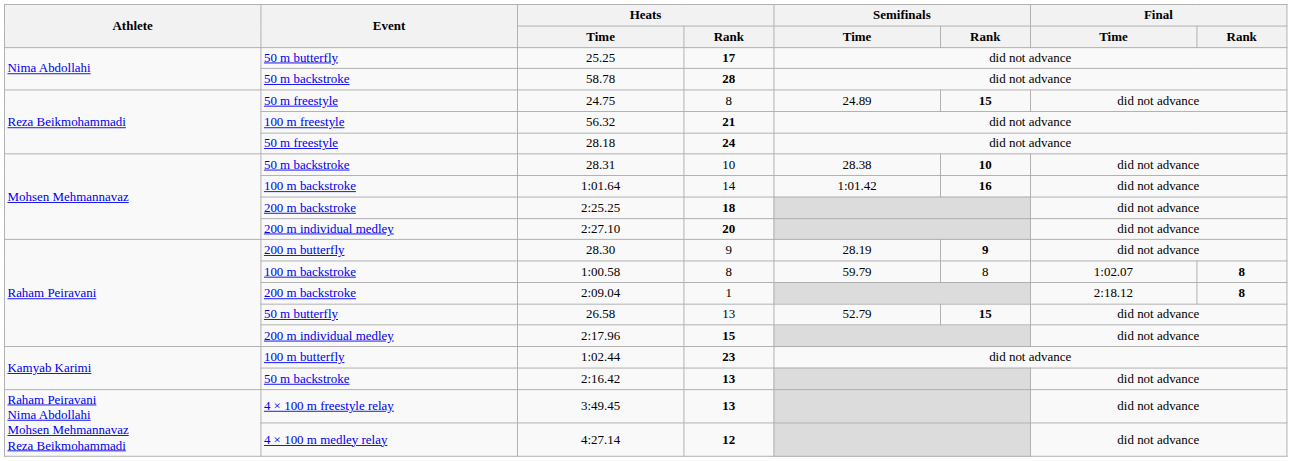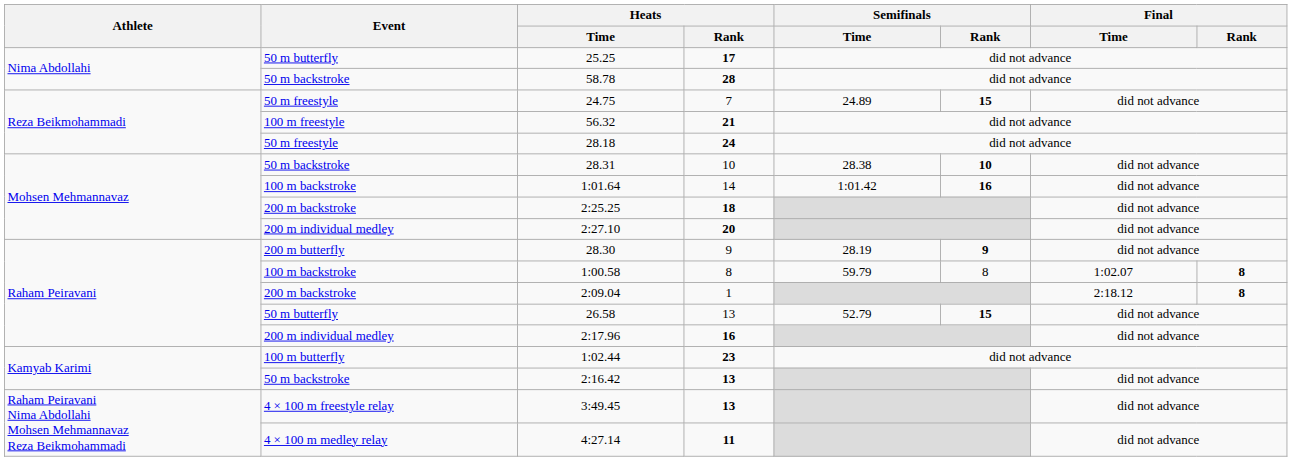(729, 101) 8 -> (729, 101) 7
(729, 336) 15 -> (729, 336) 16
(729, 440) 12 -> (729, 440) 11
